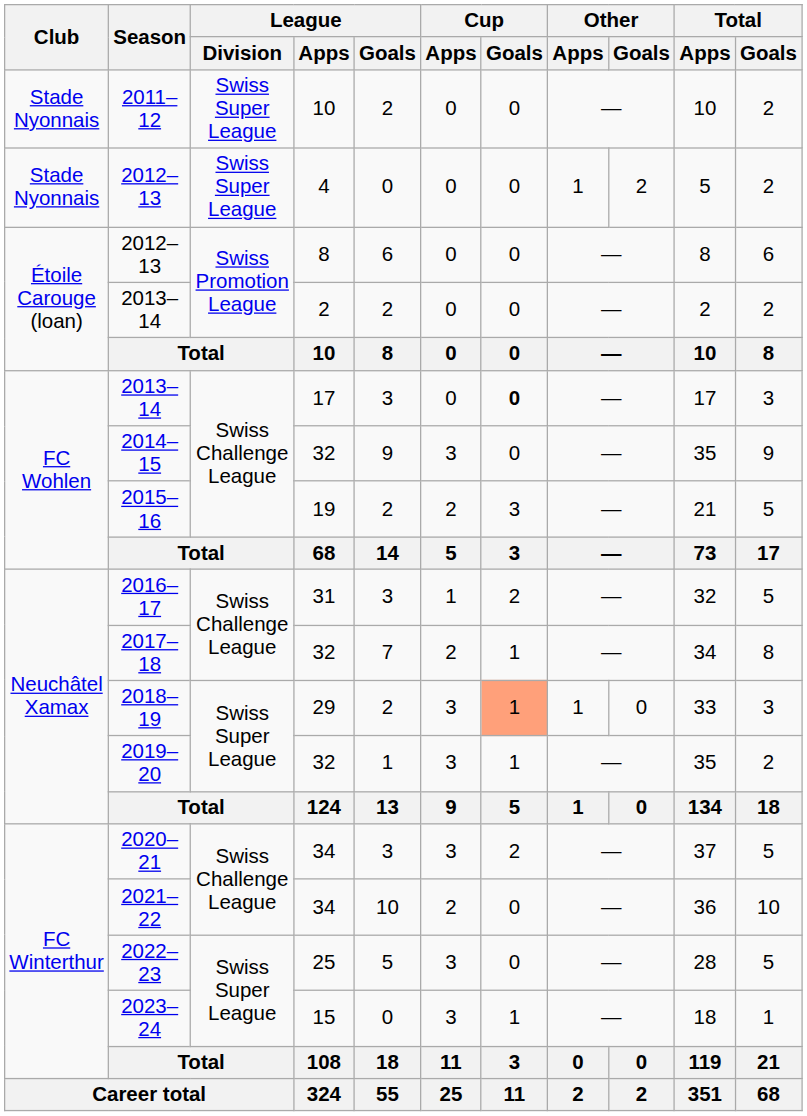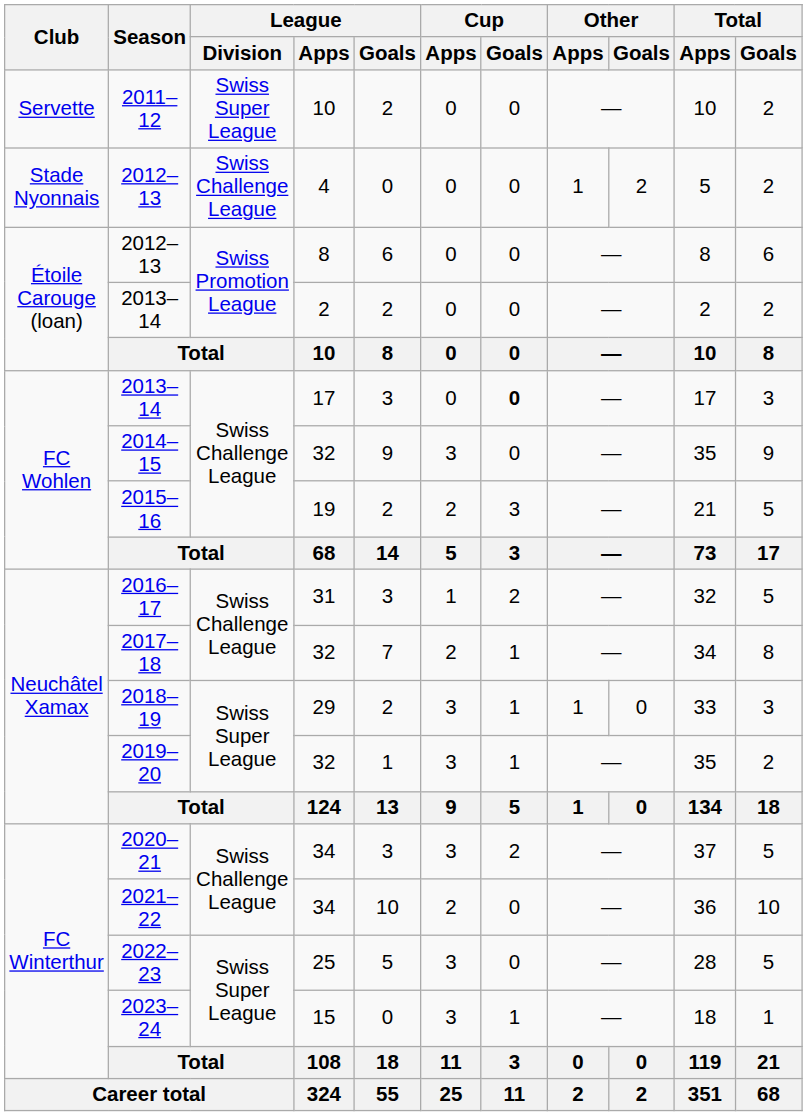(57, 108) Stade Nyonnais -> (57, 108) Servette
(242, 187) Swiss Super League -> (242, 187) Swiss Challenge League
(514, 707) lightsalmon background -> (514, 707) no background
